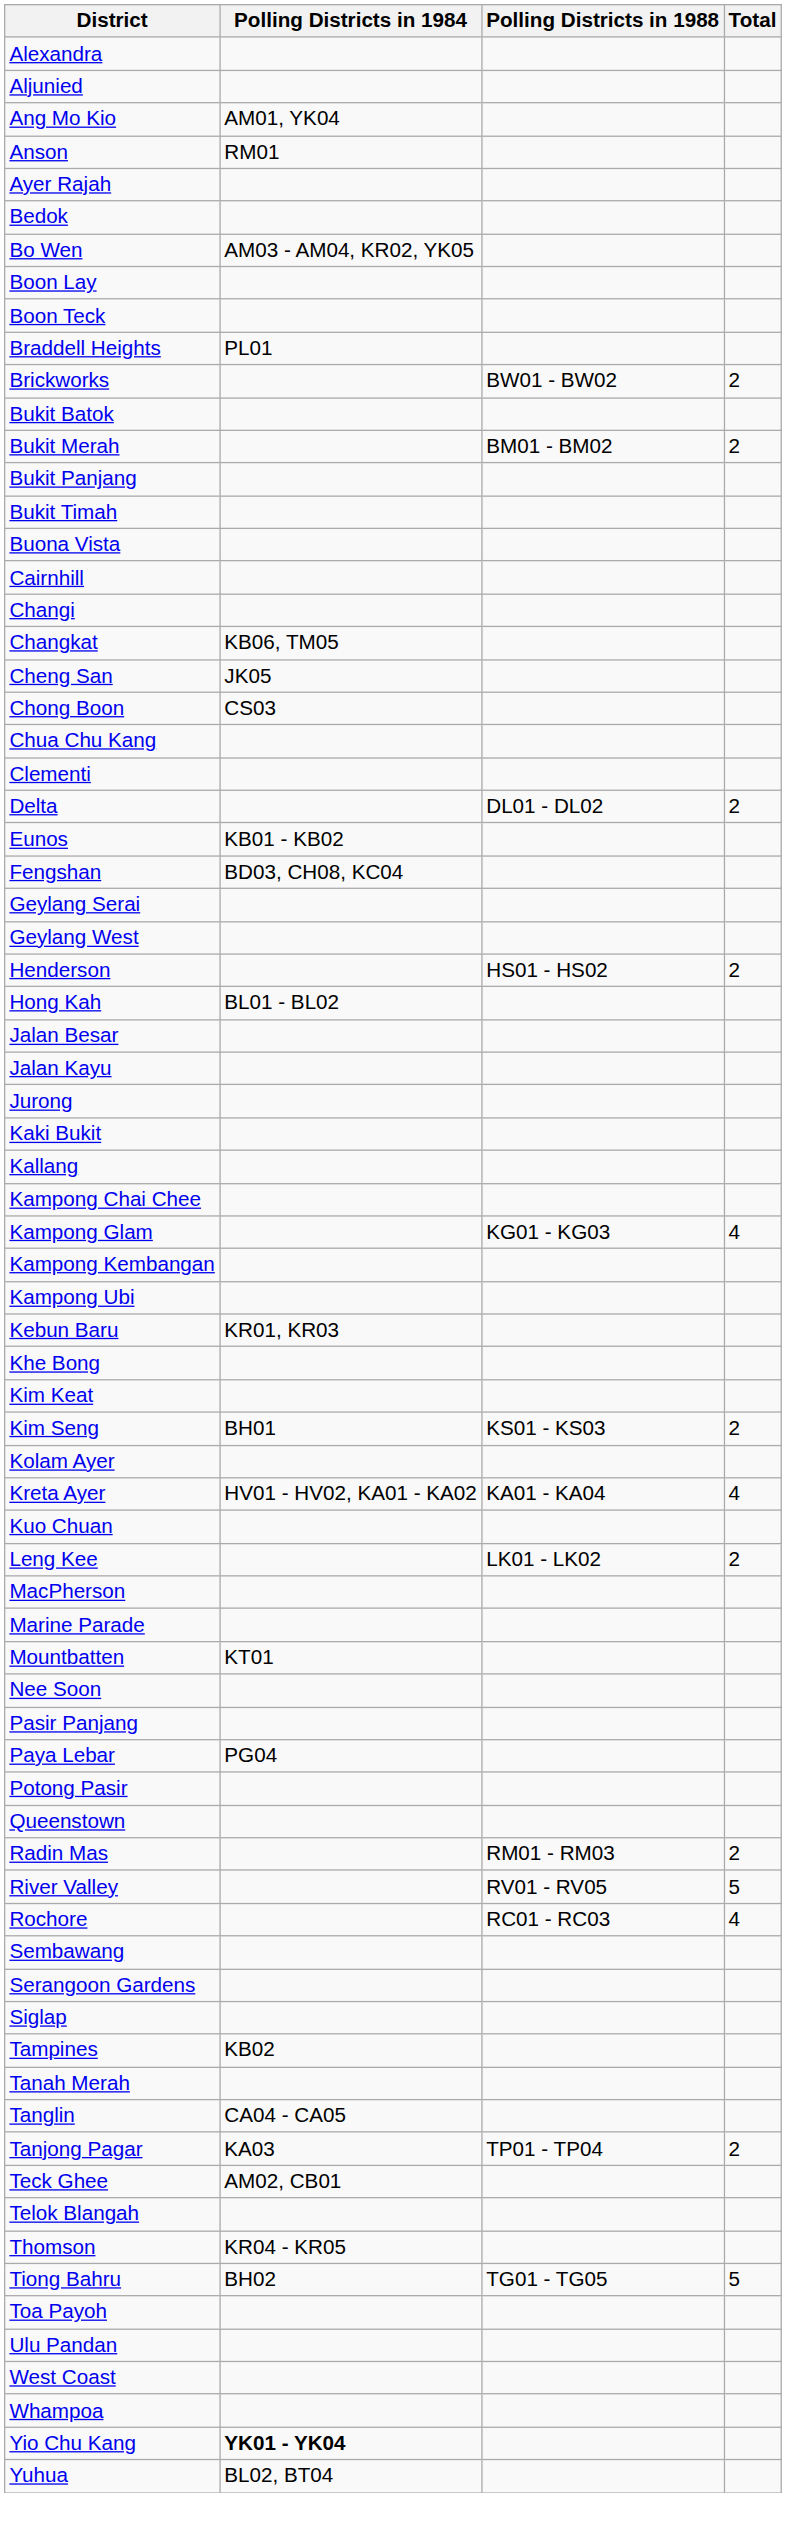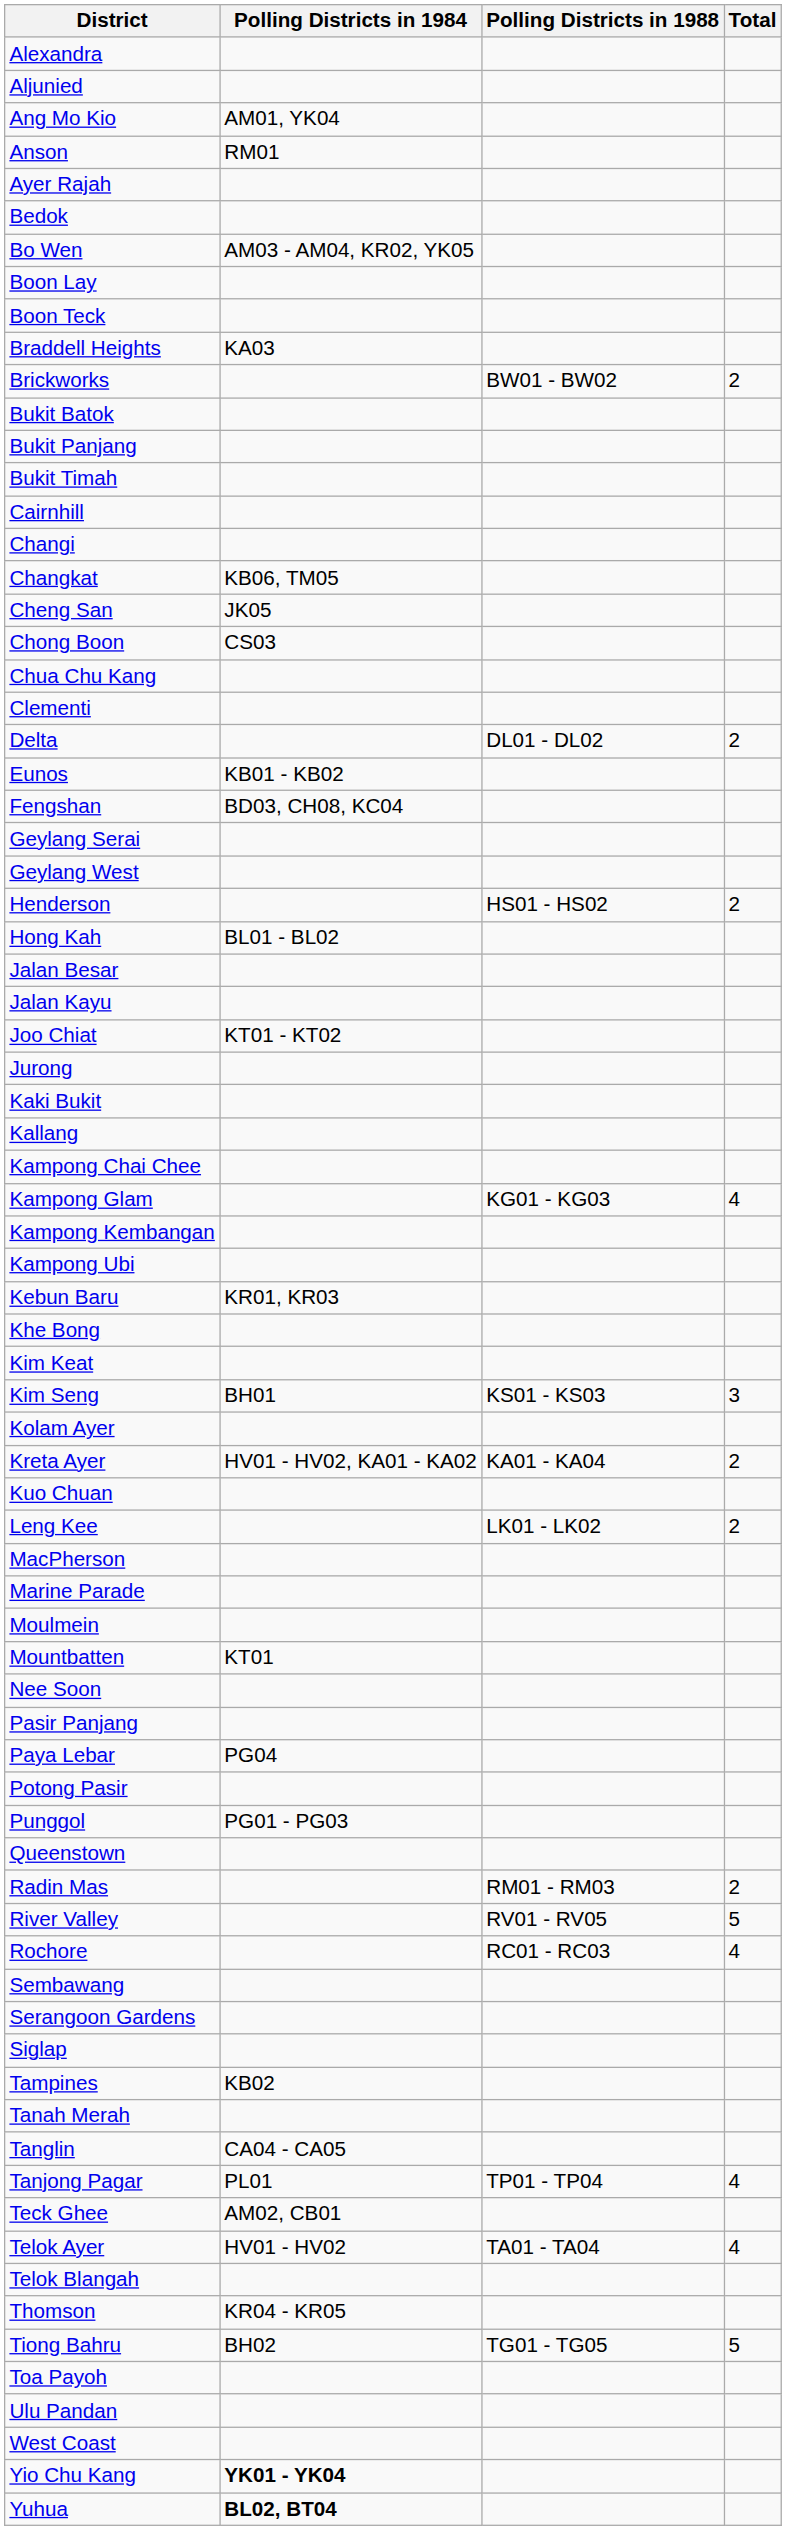(248, 348) PL01 -> (250, 348) KA03
- row: (64, 446)
- row: (65, 544)
+ row: (53, 1035)
(734, 1428) 2 -> (734, 1395) 3
(734, 1493) 4 -> (734, 1461) 2
+ row: (54, 1624)
+ row: (47, 1821)
(250, 2148) KA03 -> (248, 2181) PL01
(734, 2148) 2 -> (734, 2181) 4
+ row: (57, 2246)
- row: (56, 2410)
(279, 2475) normal -> (281, 2508) bold
